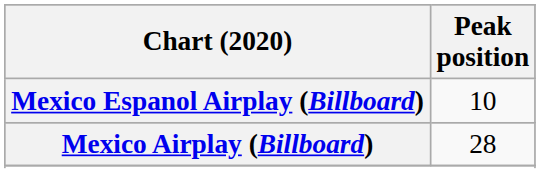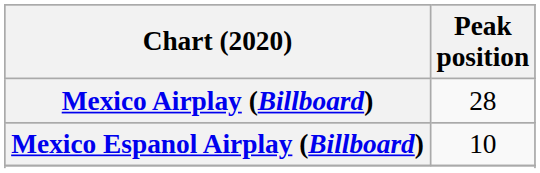rows swapped: (217, 143) <-> (218, 100)
